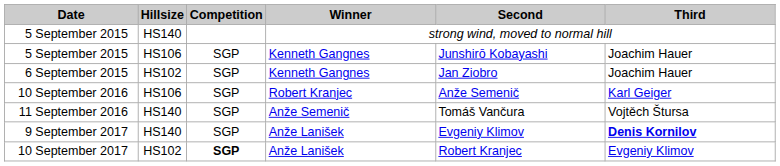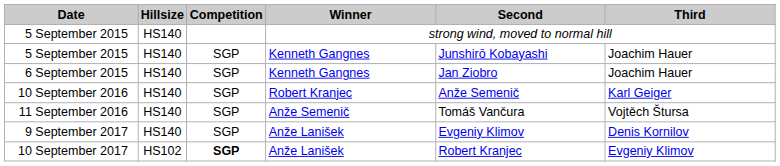(162, 53) HS106 -> (162, 53) HS140
(162, 73) HS102 -> (162, 73) HS140
(162, 92) HS106 -> (162, 92) HS140
(652, 131) bold -> (648, 131) normal
